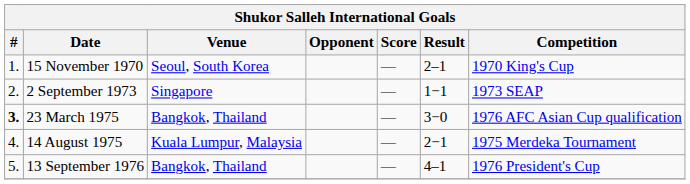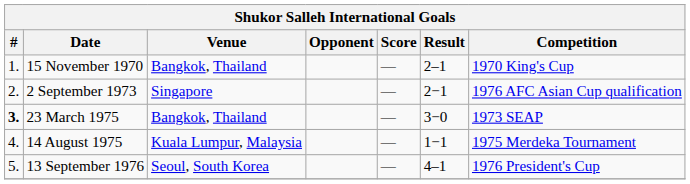(210, 67) Seoul, South Korea -> (209, 67) Bangkok, Thailand
(436, 92) 1−1 -> (436, 92) 2−1
(507, 92) 1973 SEAP -> (577, 92) 1976 AFC Asian Cup qualification
(577, 117) 1976 AFC Asian Cup qualification -> (507, 117) 1973 SEAP
(436, 142) 2−1 -> (436, 142) 1−1
(209, 166) Bangkok, Thailand -> (210, 166) Seoul, South Korea
